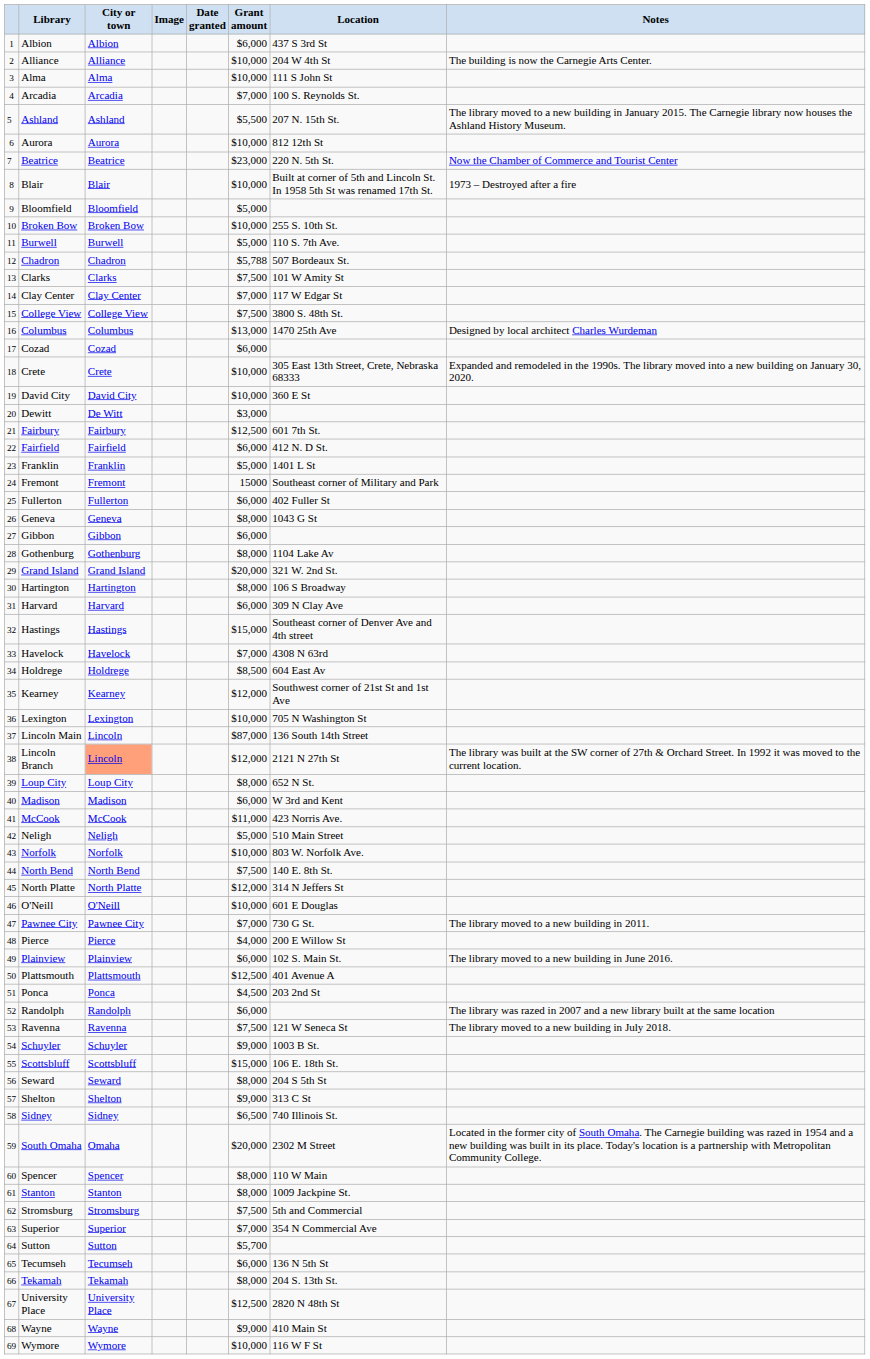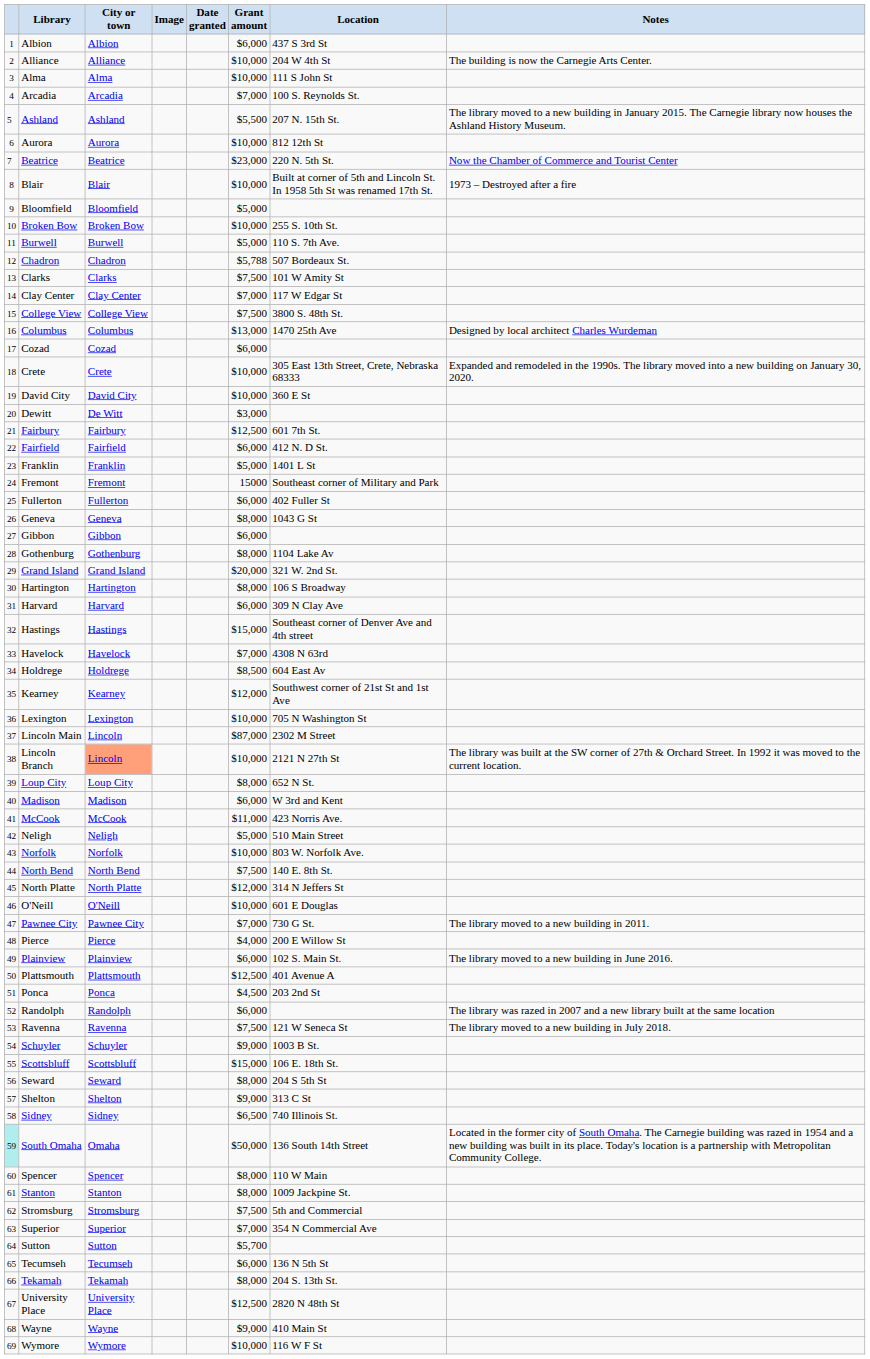(320, 735) 136 South 14th Street -> (304, 735) 2302 M Street
(249, 759) $12,000 -> (249, 759) $10,000
(11, 1146) no background -> (11, 1146) paleturquoise background
(249, 1145) $20,000 -> (249, 1145) $50,000
(304, 1145) 2302 M Street -> (320, 1145) 136 South 14th Street
